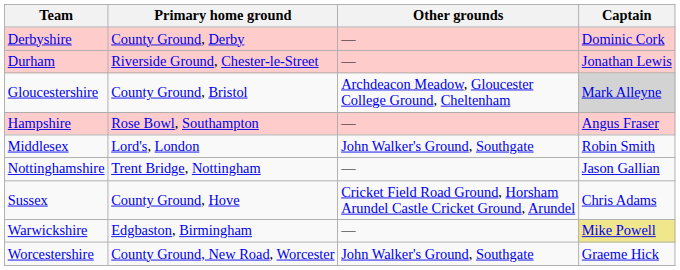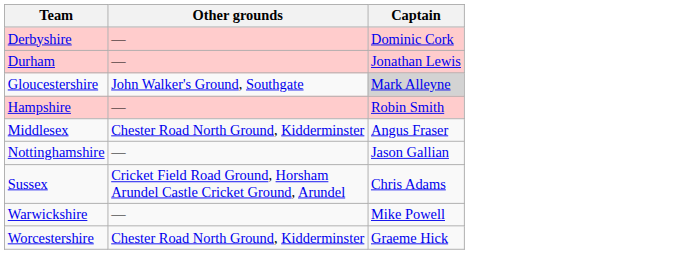- column: (223, 15)
(437, 92) Archdeacon Meadow, Gloucester College Ground, Cheltenham -> (207, 84) John Walker's Ground, Southgate
(620, 123) Angus Fraser -> (408, 107) Robin Smith
(437, 146) John Walker's Ground, Southgate -> (238, 130) Chester Road North Ground, Kidderminster
(618, 146) Robin Smith -> (410, 130) Angus Fraser
(619, 231) khaki background -> (408, 214) no background
(437, 253) John Walker's Ground, Southgate -> (238, 237) Chester Road North Ground, Kidderminster
